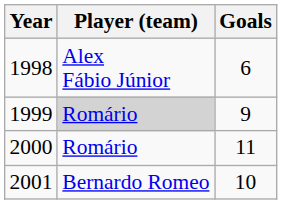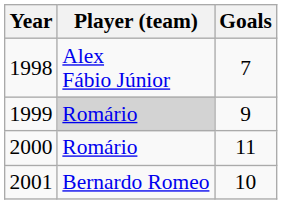(246, 67) 6 -> (246, 67) 7
